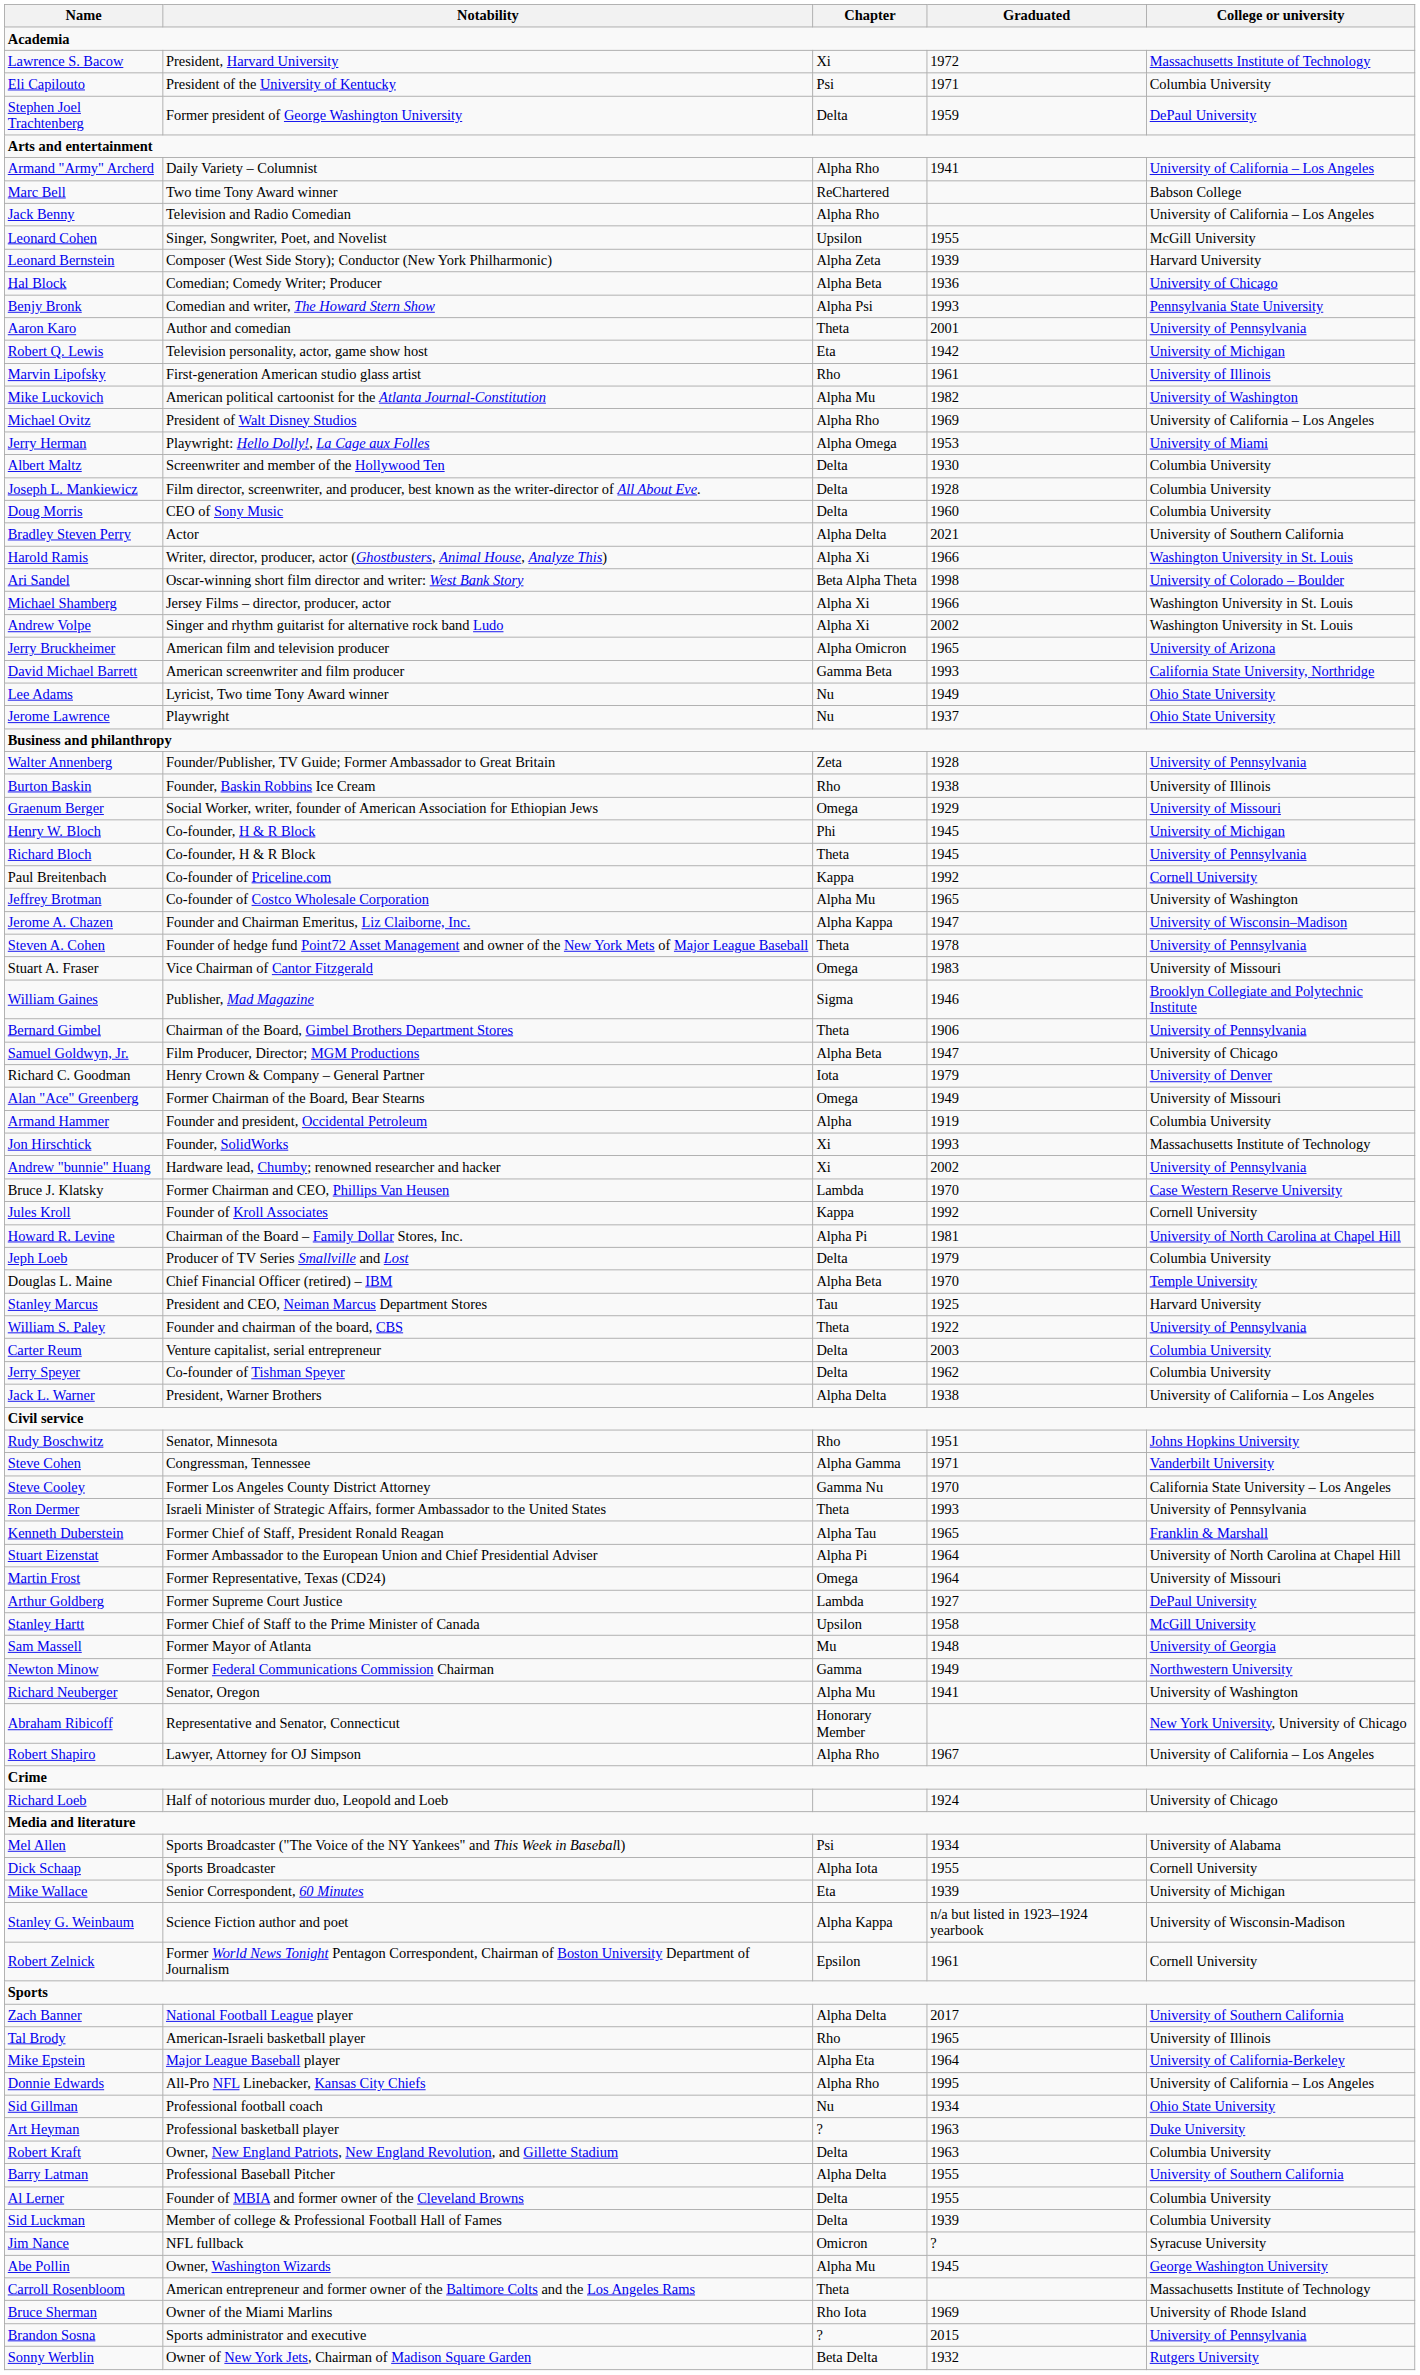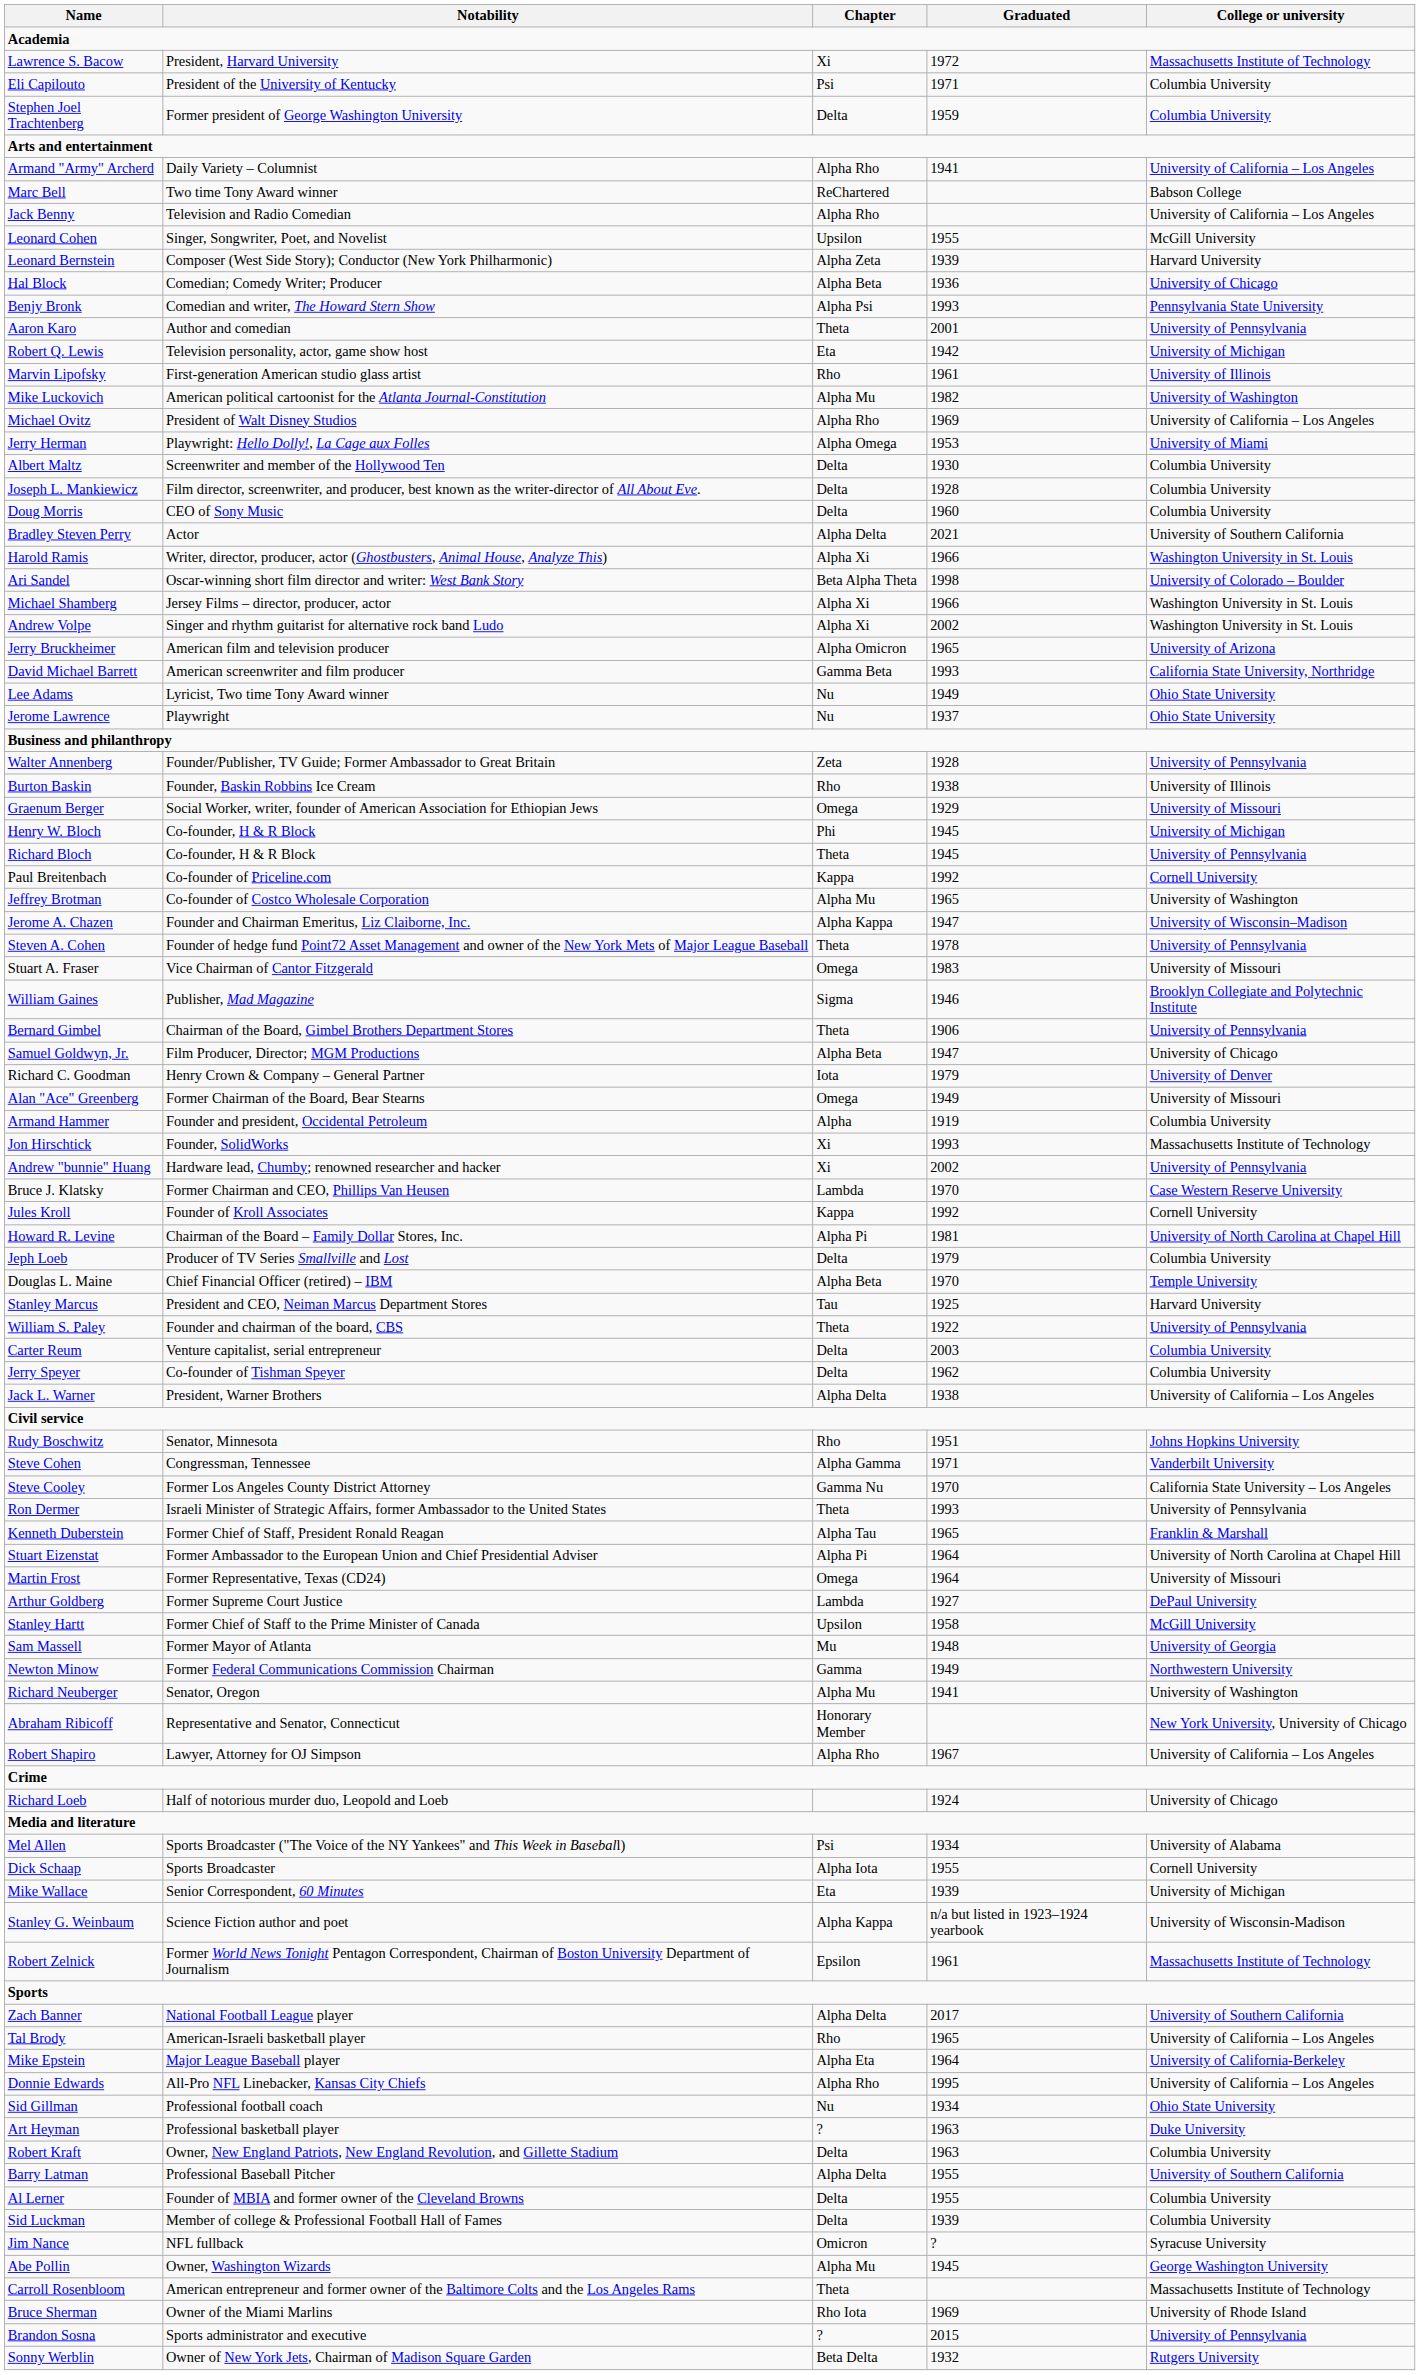(1203, 115) DePaul University -> (1210, 115) Columbia University
(1204, 1961) Cornell University -> (1260, 1961) Massachusetts Institute of Technology
(1210, 2038) University of Illinois -> (1262, 2038) University of California – Los Angeles
